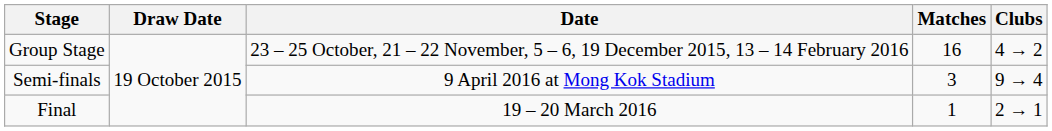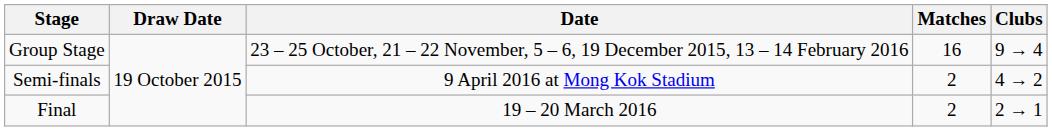(1019, 49) 4 → 2 -> (1019, 49) 9 → 4
(952, 79) 3 -> (952, 79) 2
(1019, 79) 9 → 4 -> (1019, 79) 4 → 2
(952, 110) 1 -> (952, 110) 2
